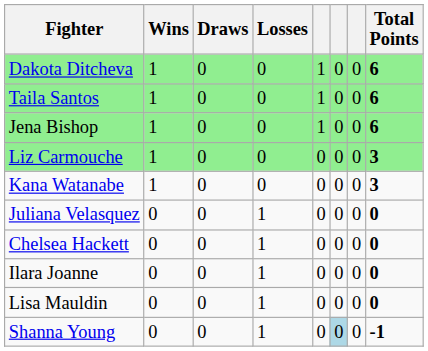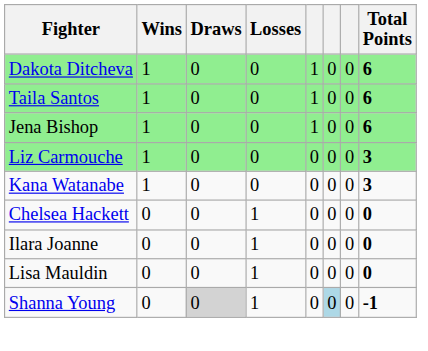- row: (74, 214)
(202, 331) no background -> (195, 302) lightgrey background
